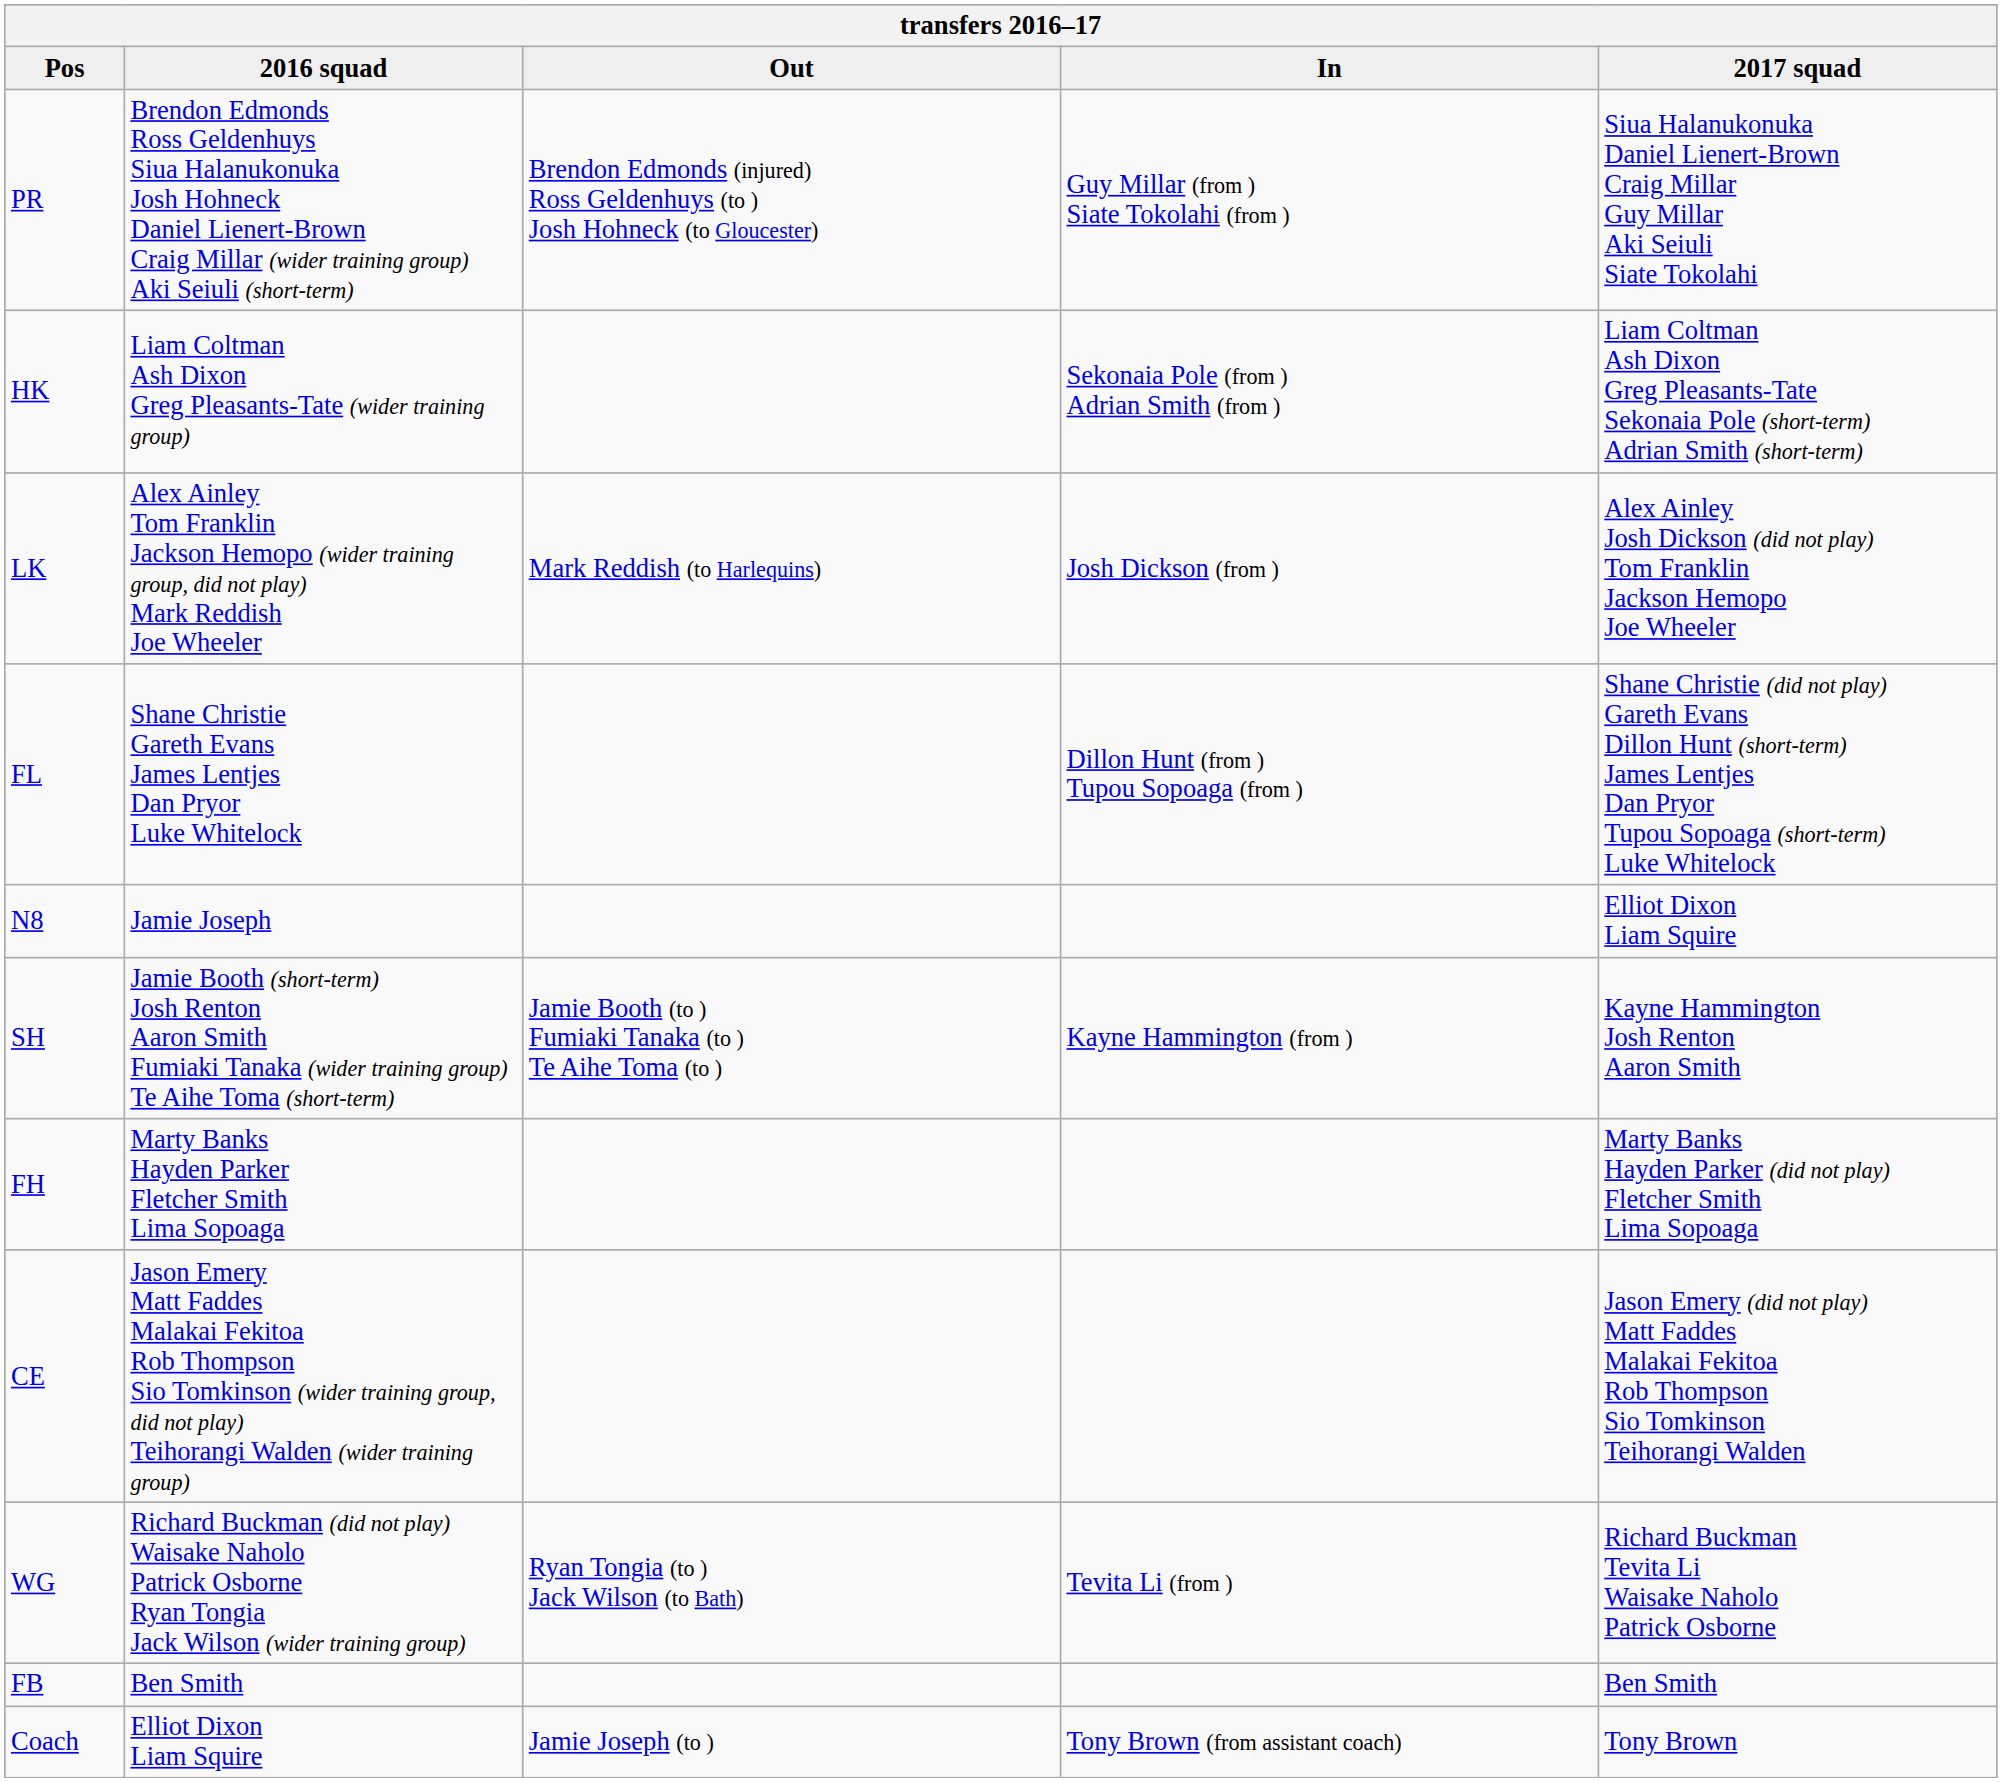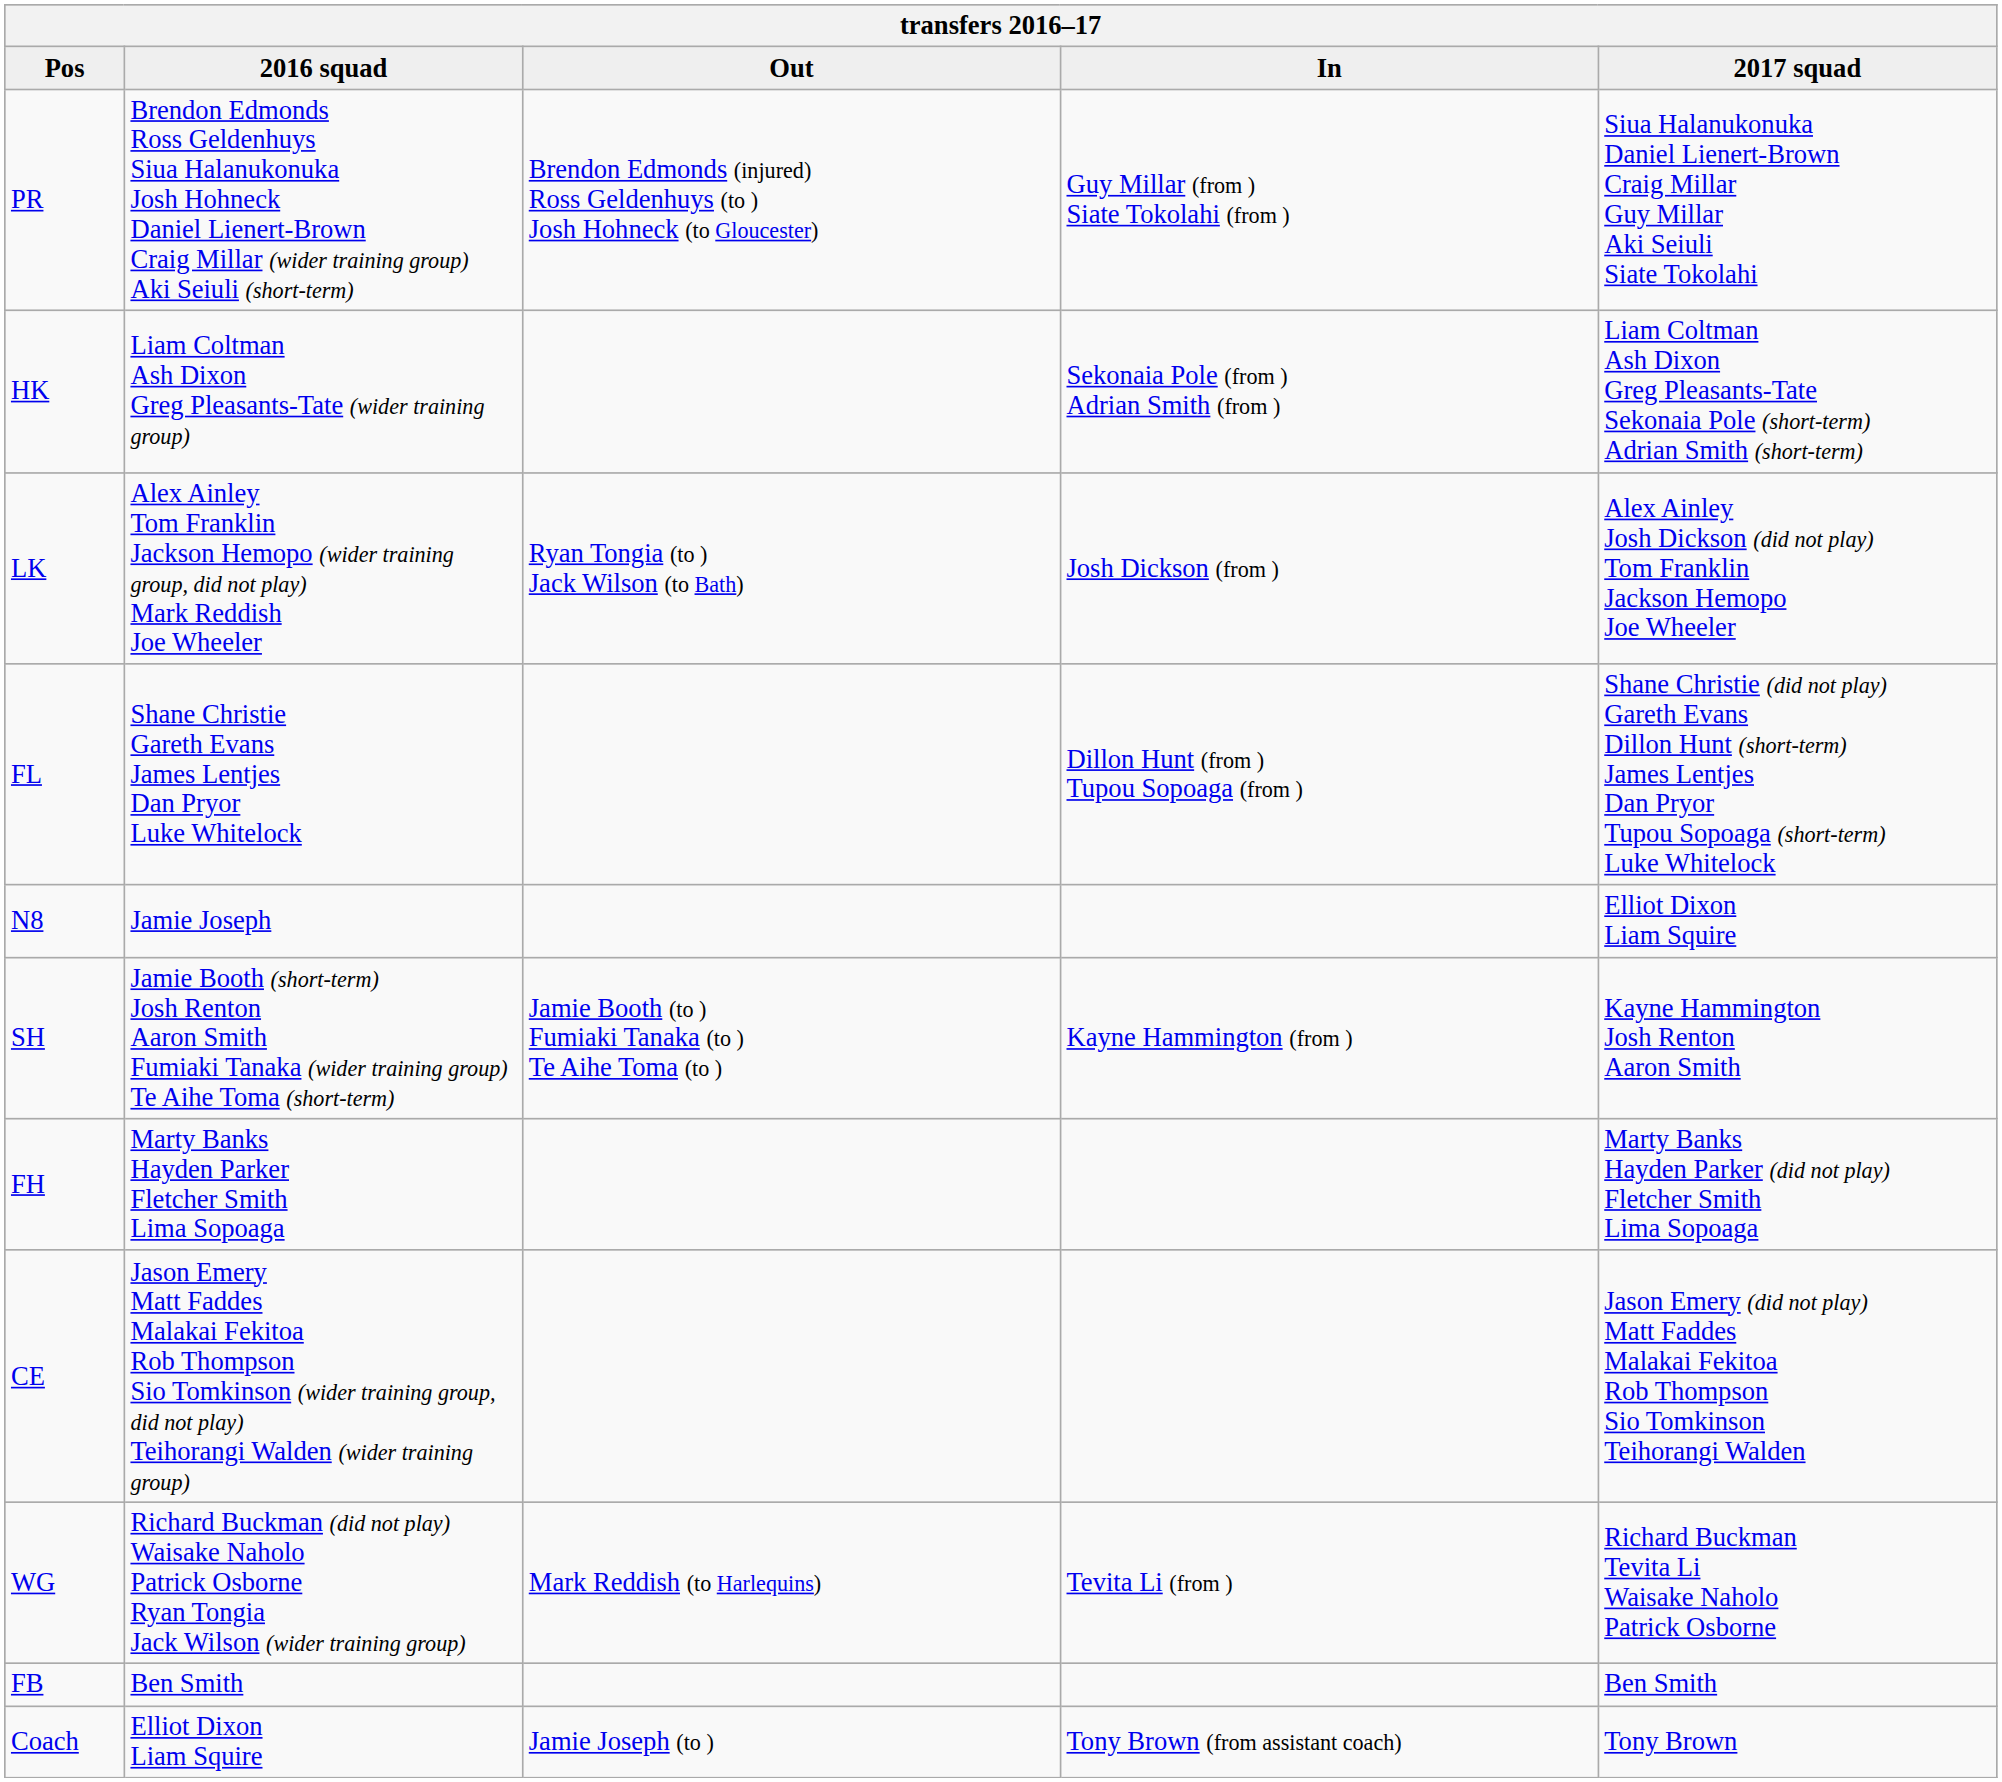(675, 567) Mark Reddish (to Harlequins) -> (636, 567) Ryan Tongia (to ) Jack Wilson (to Bath)
(636, 1582) Ryan Tongia (to ) Jack Wilson (to Bath) -> (675, 1582) Mark Reddish (to Harlequins)
